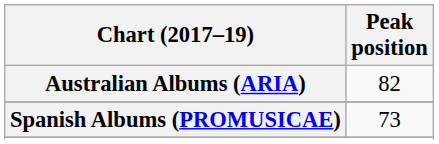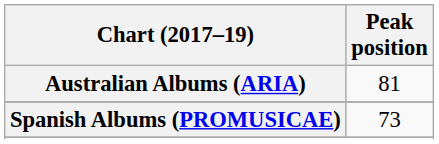(390, 83) 82 -> (390, 83) 81
